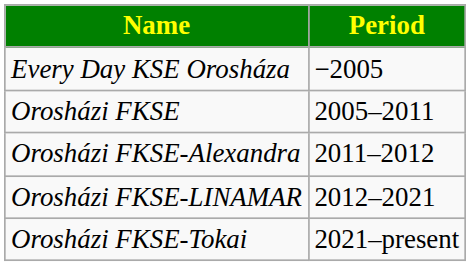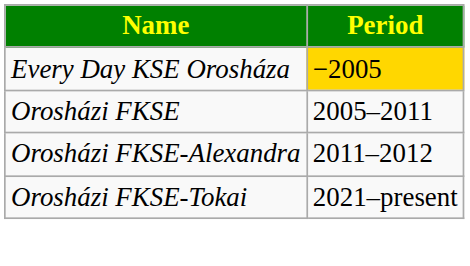(349, 68) no background -> (347, 68) gold background
- row: (157, 196)
